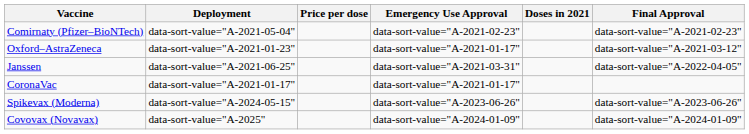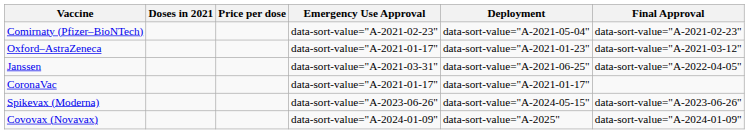columns swapped: (557, 13) <-> (222, 13)
